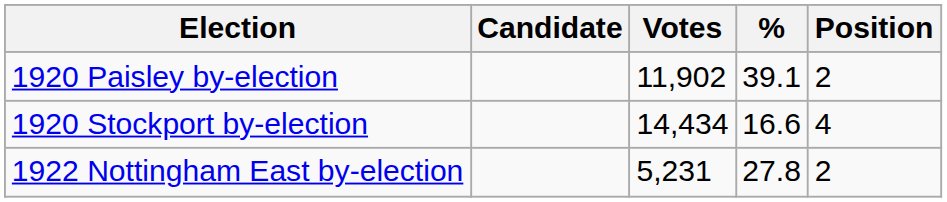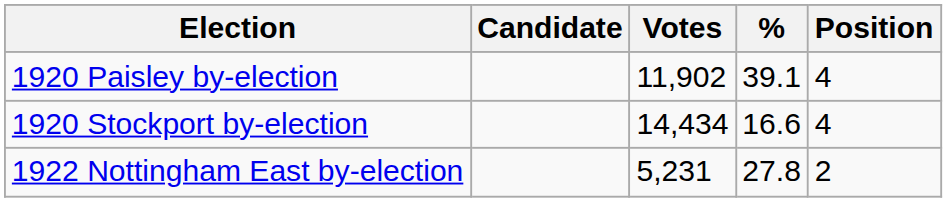(823, 76) 2 -> (823, 76) 4
